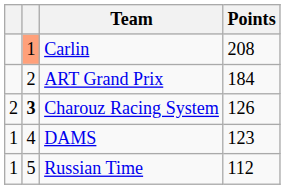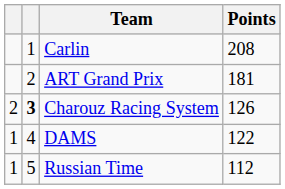(31, 48) lightsalmon background -> (31, 48) no background
(241, 78) 184 -> (241, 78) 181
(241, 138) 123 -> (241, 138) 122
